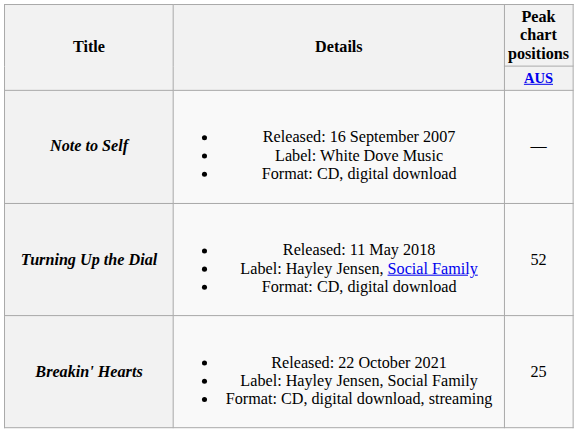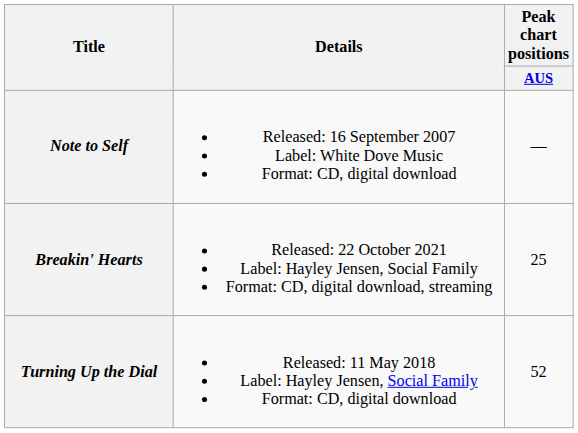rows swapped: (89, 259) <-> (89, 371)
